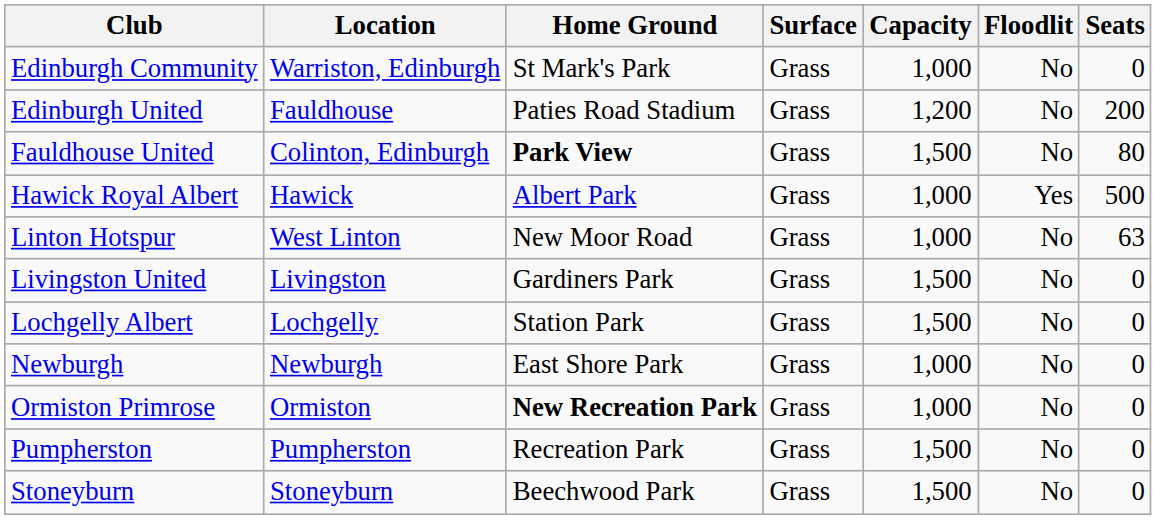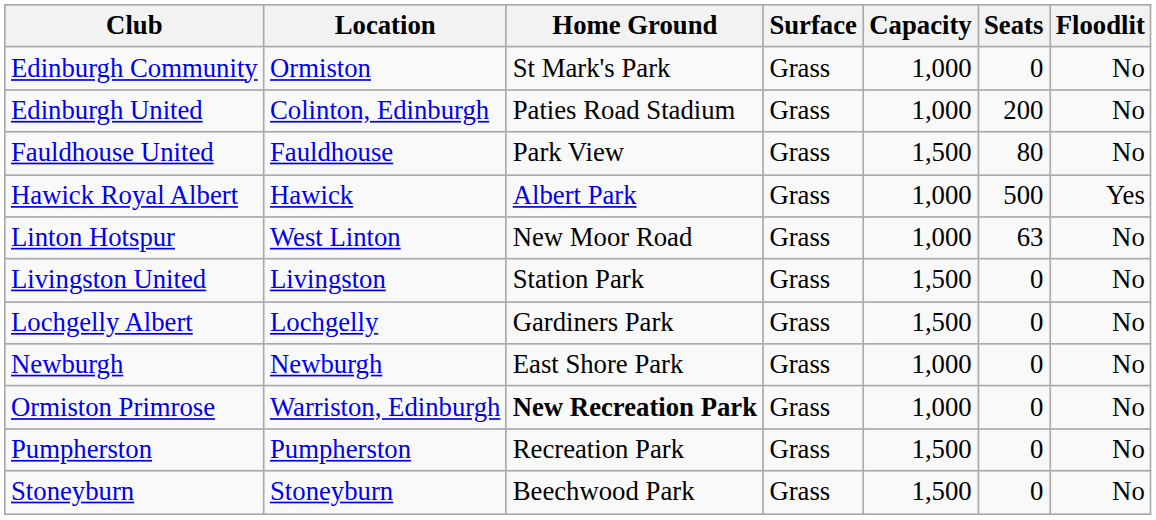columns swapped: (1115, 25) <-> (1029, 25)
(385, 68) Warriston, Edinburgh -> (320, 68) Ormiston
(332, 110) Fauldhouse -> (380, 110) Colinton, Edinburgh
(942, 110) 1,200 -> (942, 110) 1,000
(380, 152) Colinton, Edinburgh -> (332, 152) Fauldhouse
(572, 152) bold -> (568, 152) normal
(593, 279) Gardiners Park -> (578, 279) Station Park
(578, 322) Station Park -> (593, 322) Gardiners Park
(320, 407) Ormiston -> (385, 407) Warriston, Edinburgh
